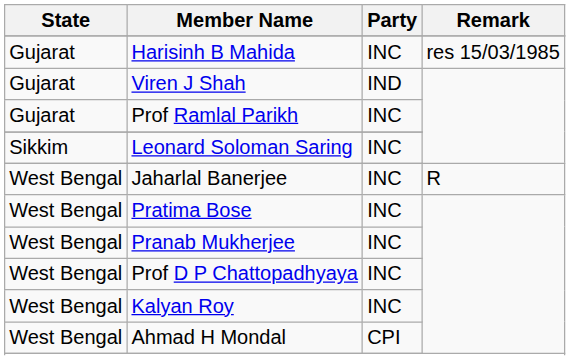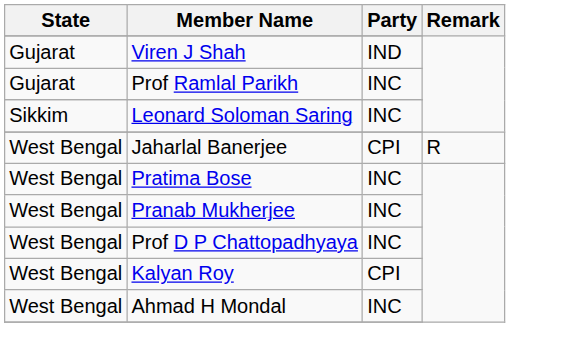- row: (213, 52)
(384, 178) INC -> (384, 147) CPI
(384, 305) INC -> (384, 274) CPI
(384, 337) CPI -> (384, 305) INC
